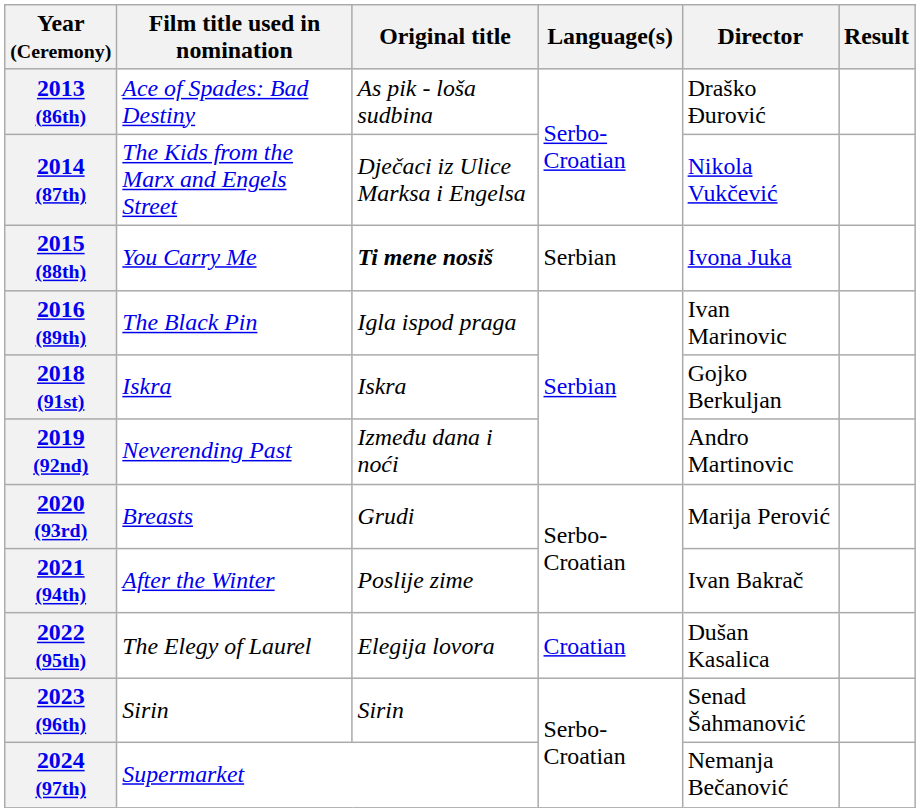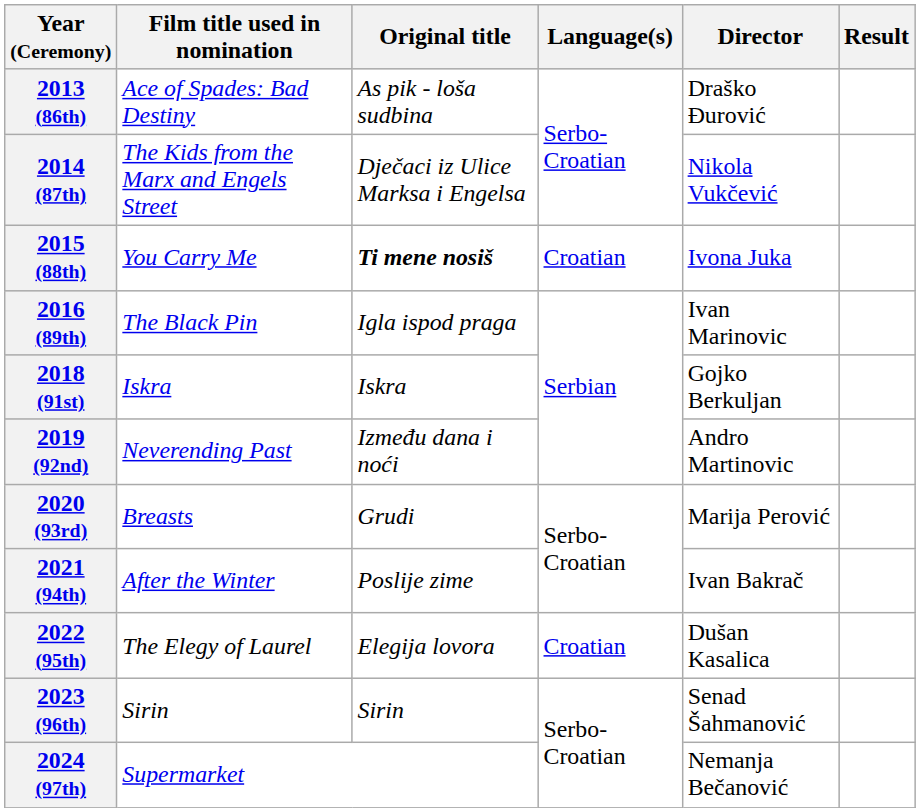(580, 257) Serbian -> (585, 257) Croatian
